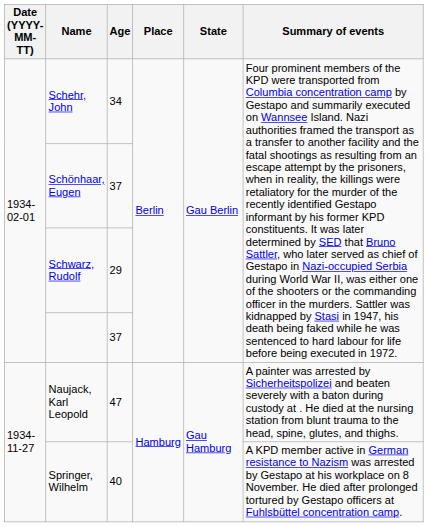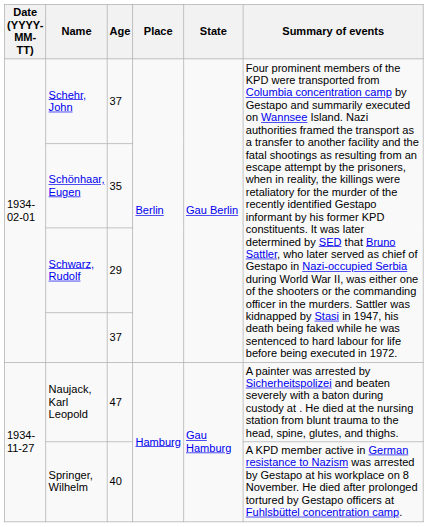(116, 101) 34 -> (116, 101) 37
(116, 186) 37 -> (116, 186) 35
